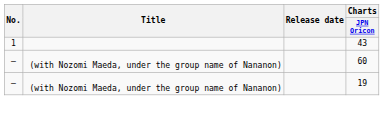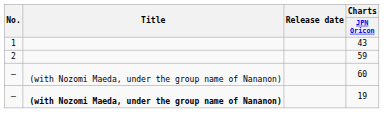+ row: (362, 57)
(153, 88) normal -> (153, 101) bold
